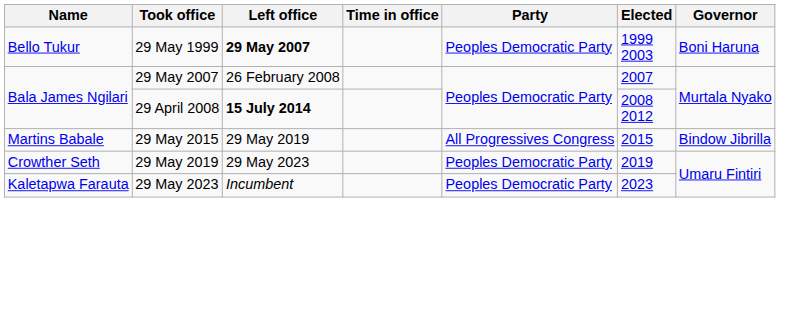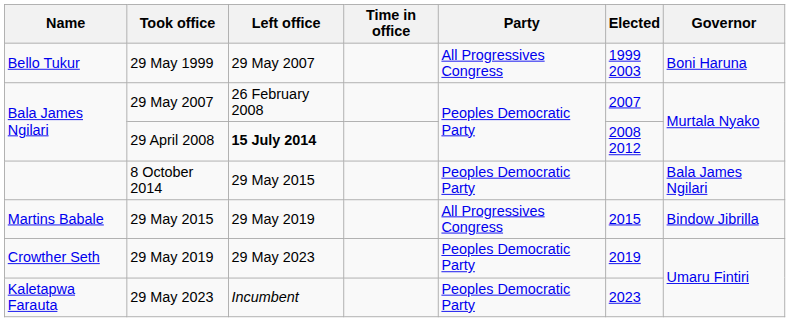(268, 46) bold -> (273, 63) normal
(529, 46) Peoples Democratic Party -> (493, 63) All Progressives Congress
+ row: (162, 180)
